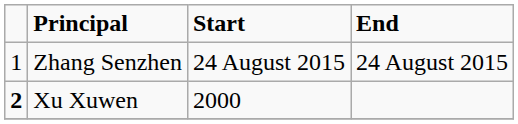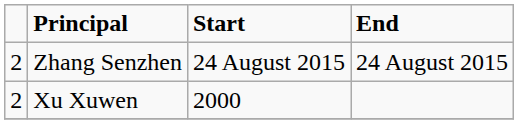(16, 61) 1 -> (16, 61) 2
(16, 99) bold -> (16, 99) normal
